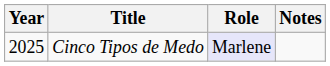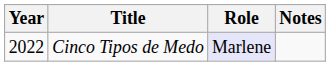(26, 46) 2025 -> (26, 46) 2022
